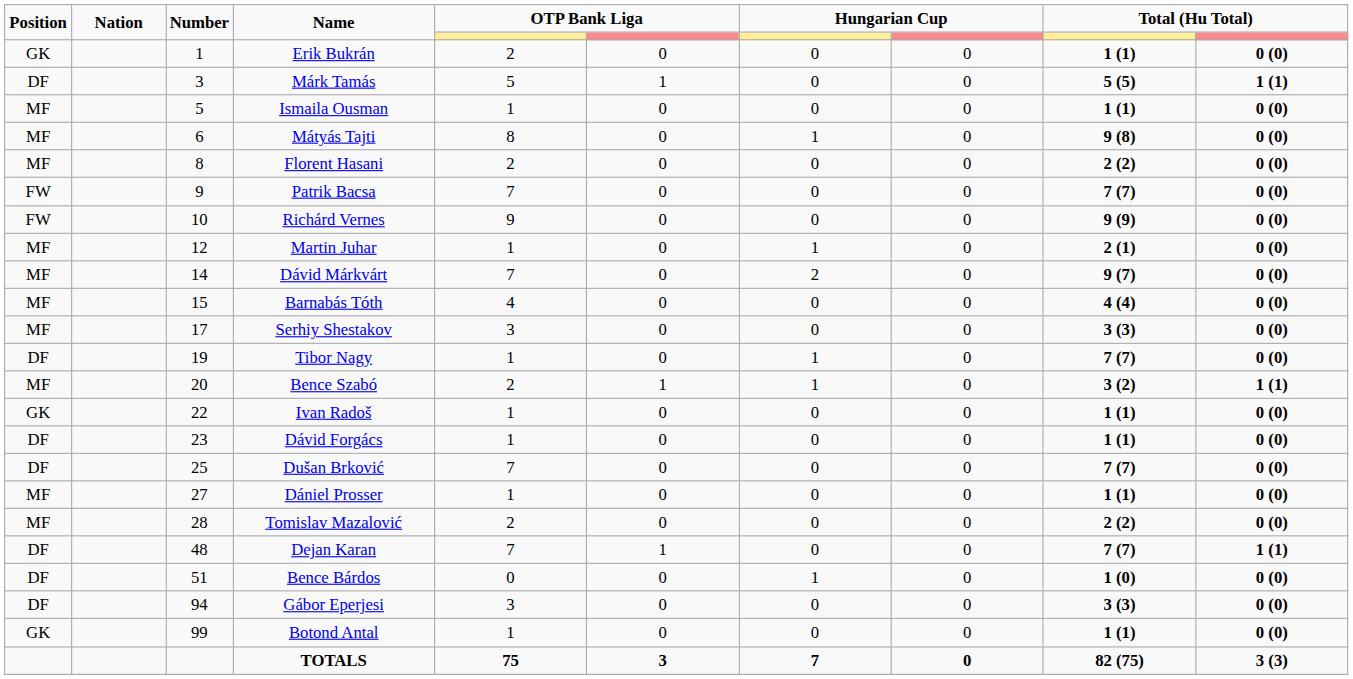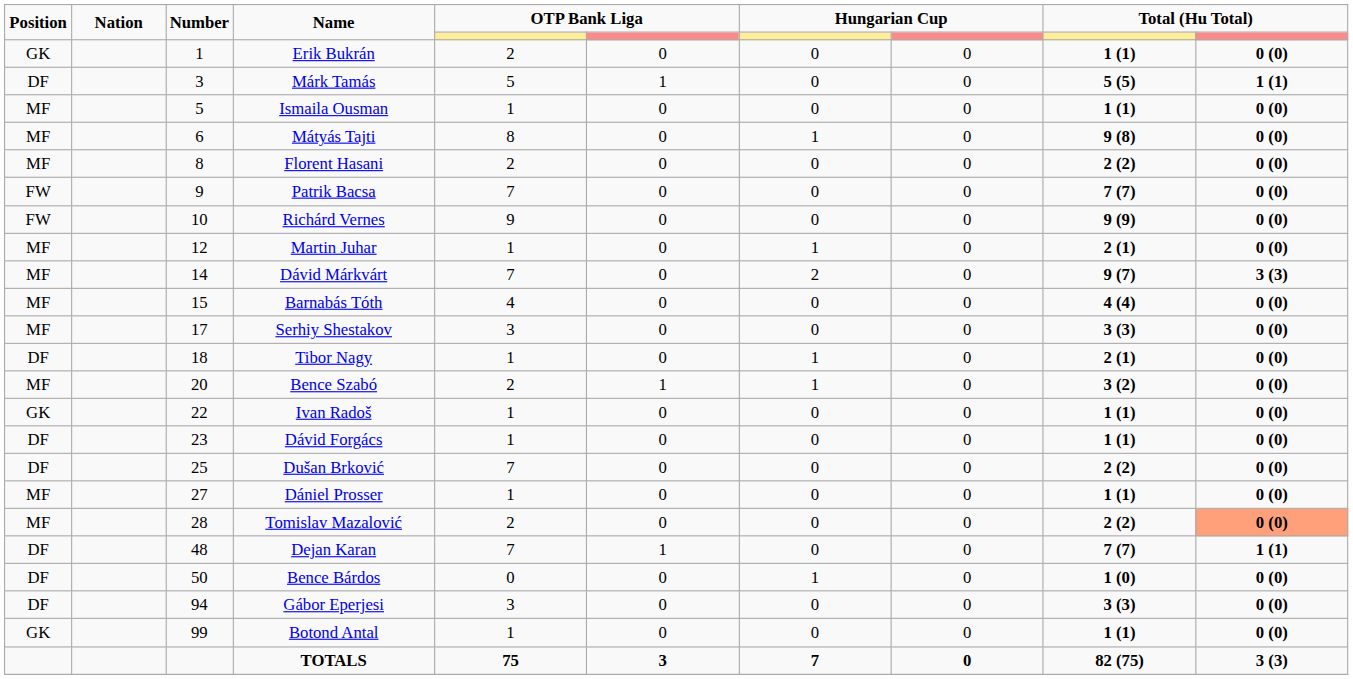(1272, 274) 0 (0) -> (1272, 274) 3 (3)
(199, 357) 19 -> (199, 357) 18
(1120, 357) 7 (7) -> (1120, 357) 2 (1)
(1272, 384) 1 (1) -> (1272, 384) 0 (0)
(1120, 467) 7 (7) -> (1120, 467) 2 (2)
(1272, 522) no background -> (1272, 522) lightsalmon background
(199, 577) 51 -> (199, 577) 50
